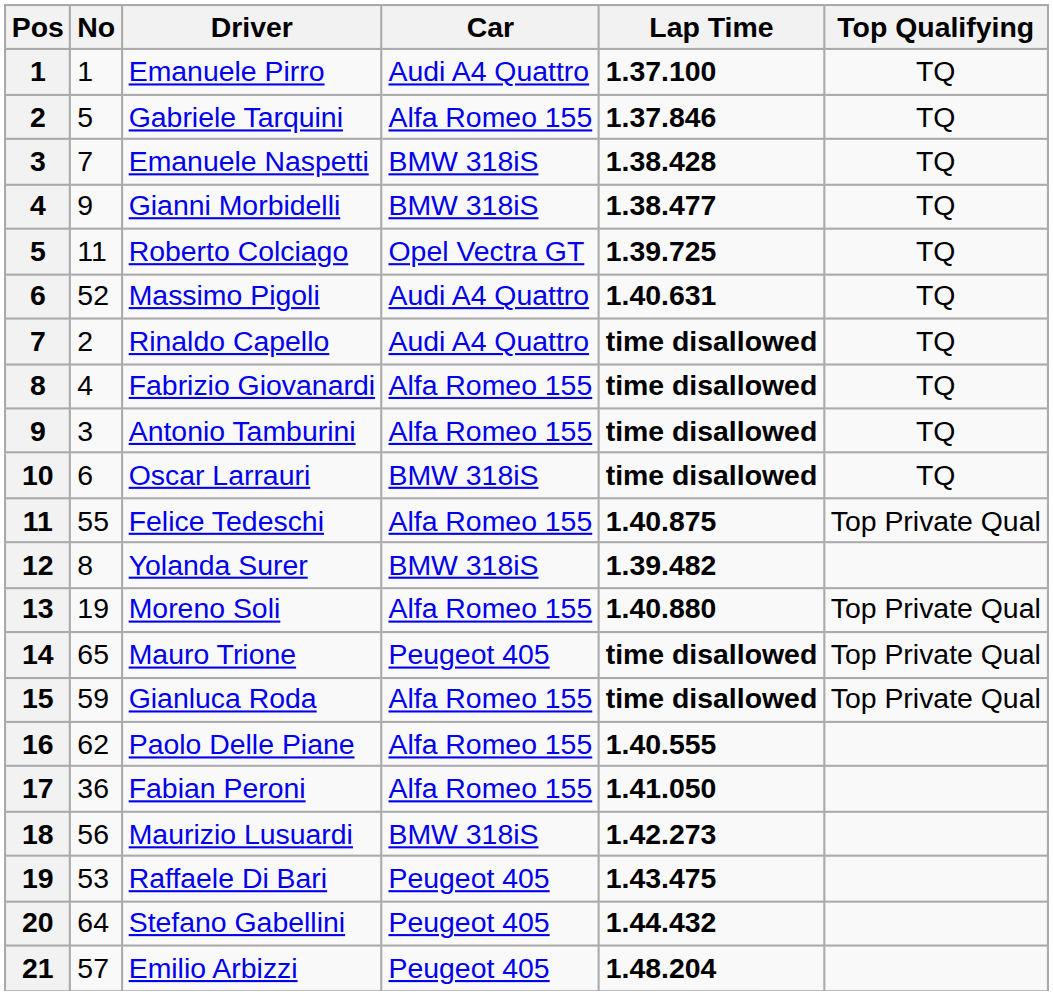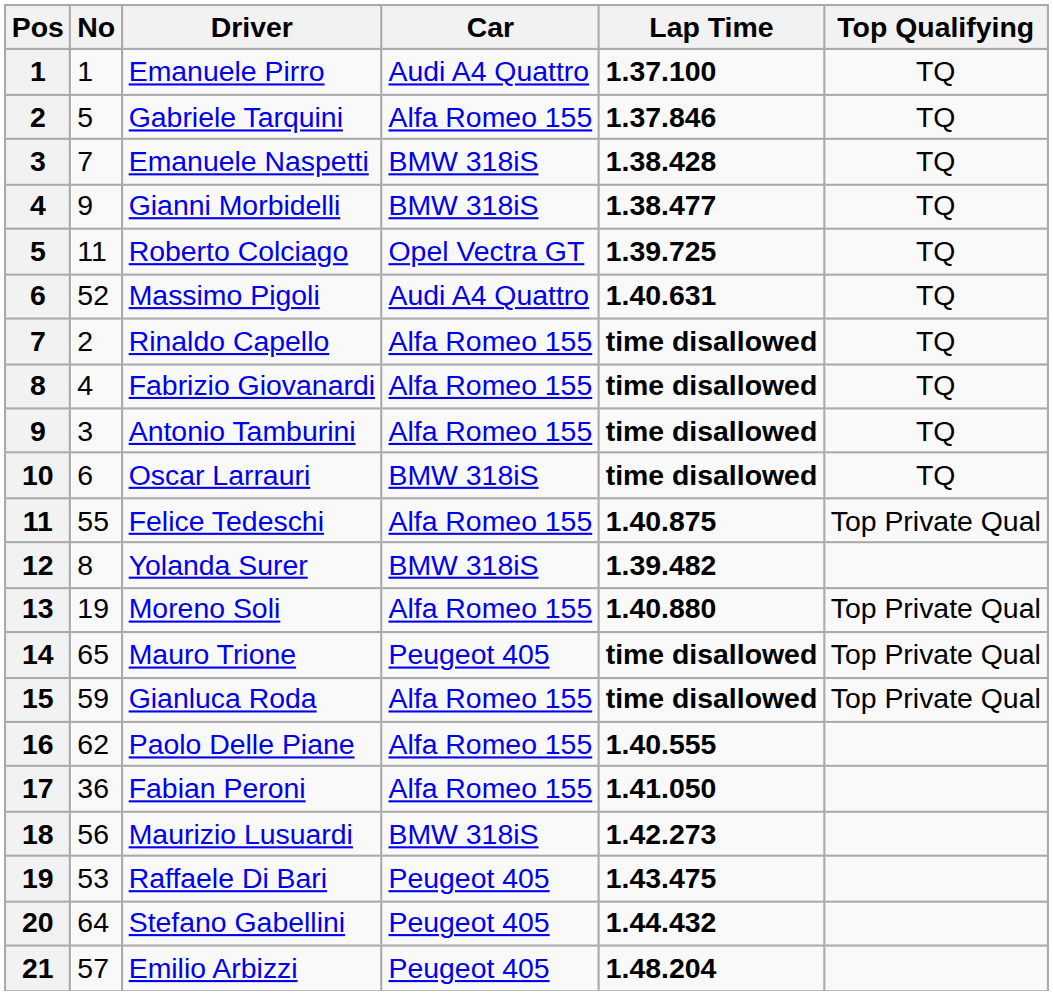(489, 341) Audi A4 Quattro -> (490, 341) Alfa Romeo 155
